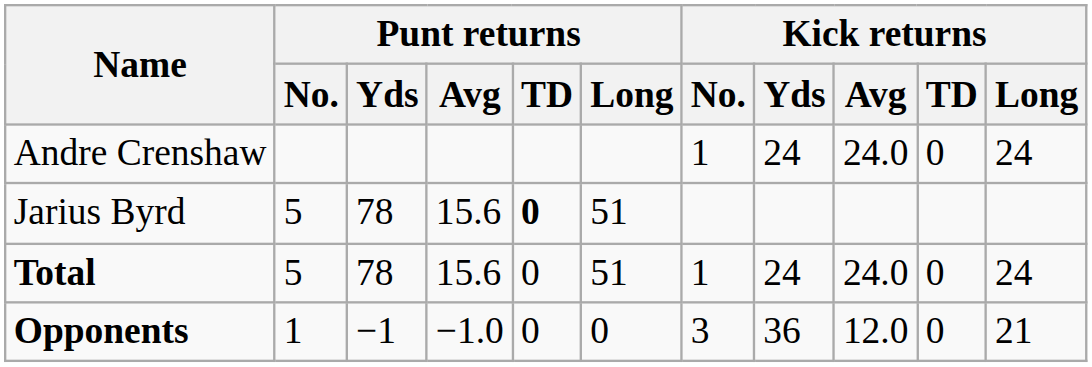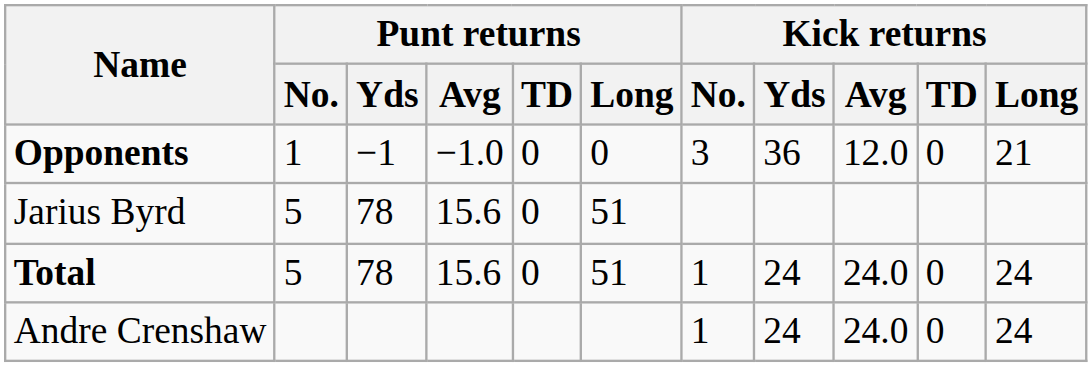rows swapped: (140, 152) <-> (101, 331)
(530, 212) bold -> (530, 212) normal
